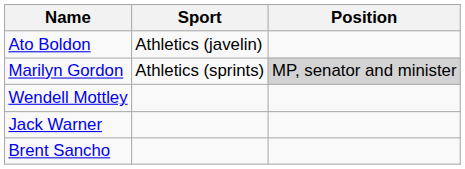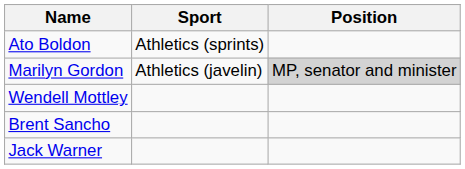(199, 44) Athletics (javelin) -> (200, 44) Athletics (sprints)
(200, 71) Athletics (sprints) -> (199, 71) Athletics (javelin)
rows swapped: (59, 151) <-> (55, 124)
